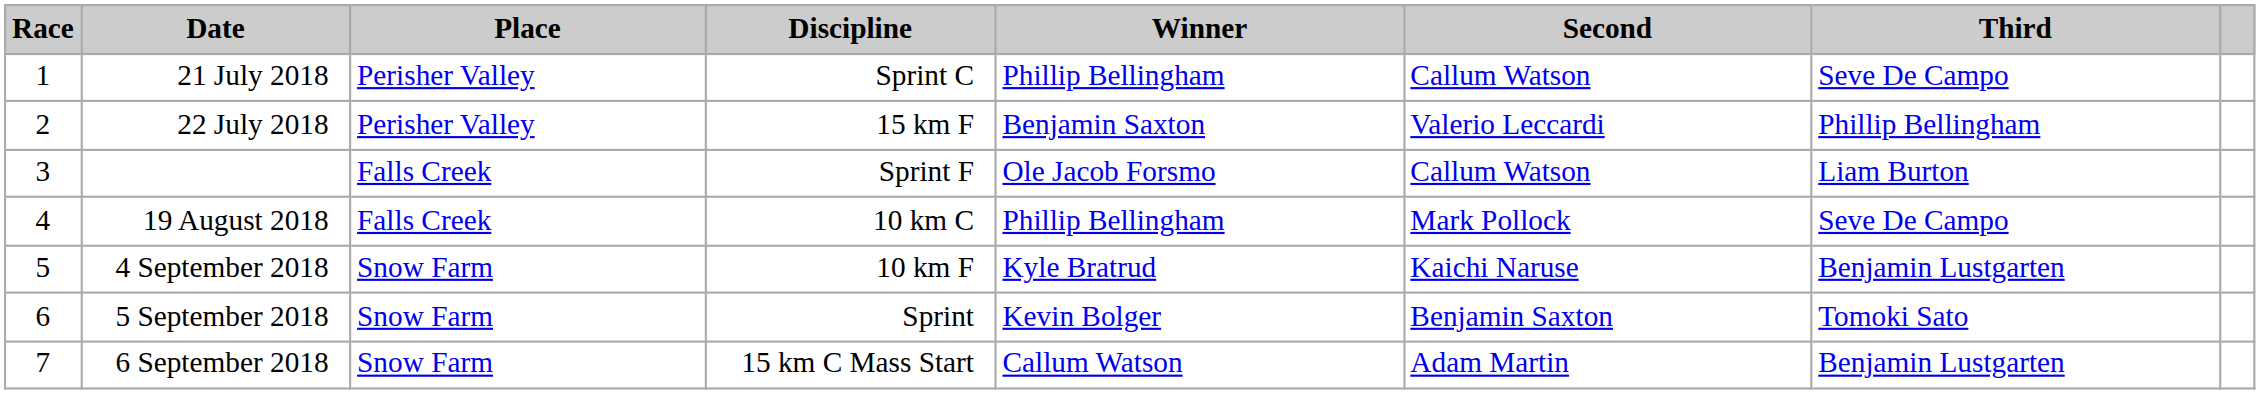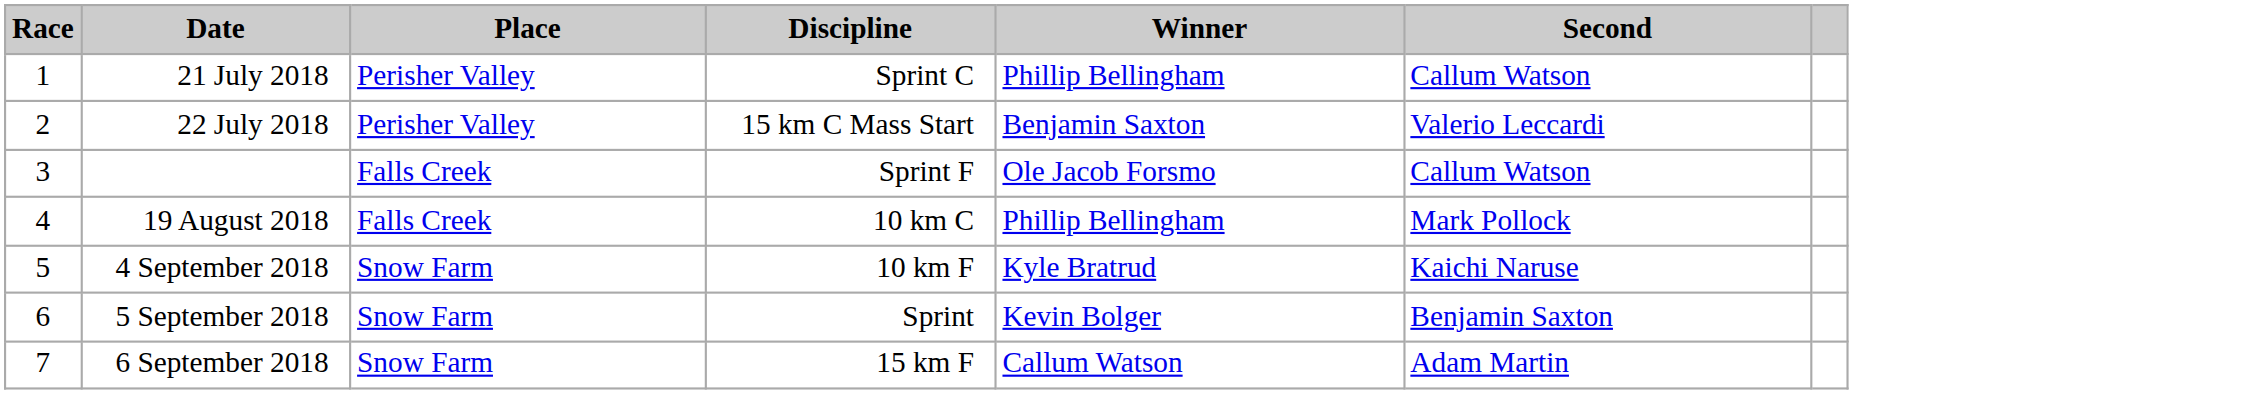- column: (2015, 28)
(932, 124) 15 km F -> (865, 124) 15 km C Mass Start
(865, 363) 15 km C Mass Start -> (932, 363) 15 km F
